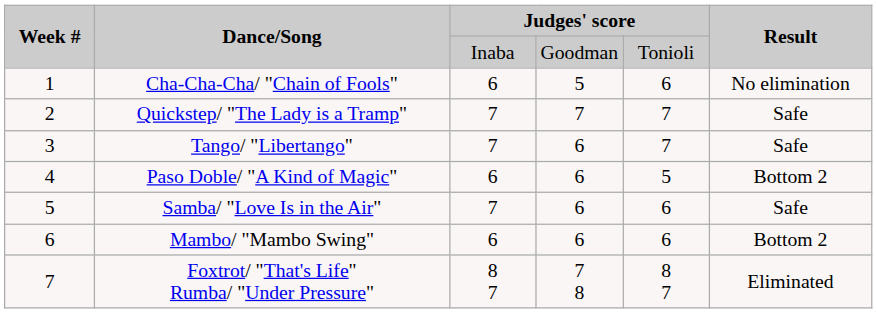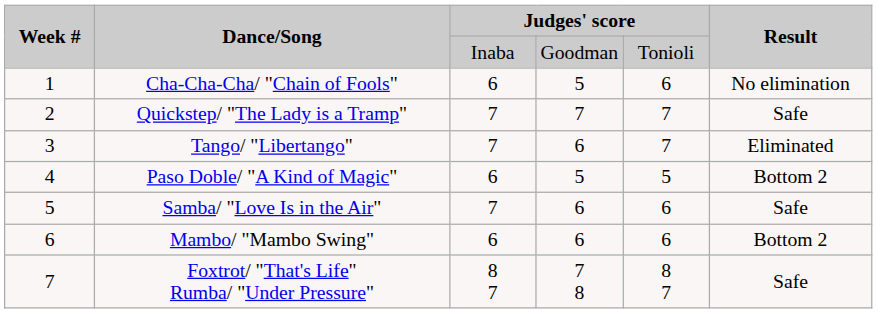(790, 145) Safe -> (790, 145) Eliminated
(579, 176) 6 -> (579, 176) 5
(790, 281) Eliminated -> (790, 281) Safe
